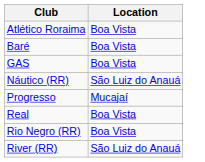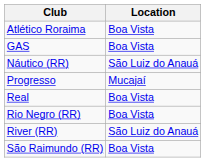- row: (18, 47)
+ row: (55, 149)
